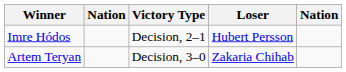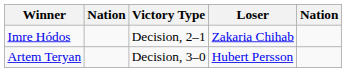(252, 36) Hubert Persson -> (253, 36) Zakaria Chihab
(253, 57) Zakaria Chihab -> (252, 57) Hubert Persson
